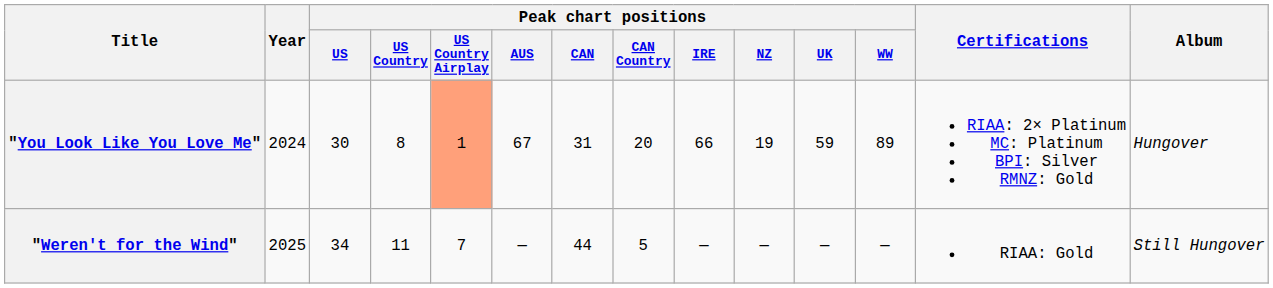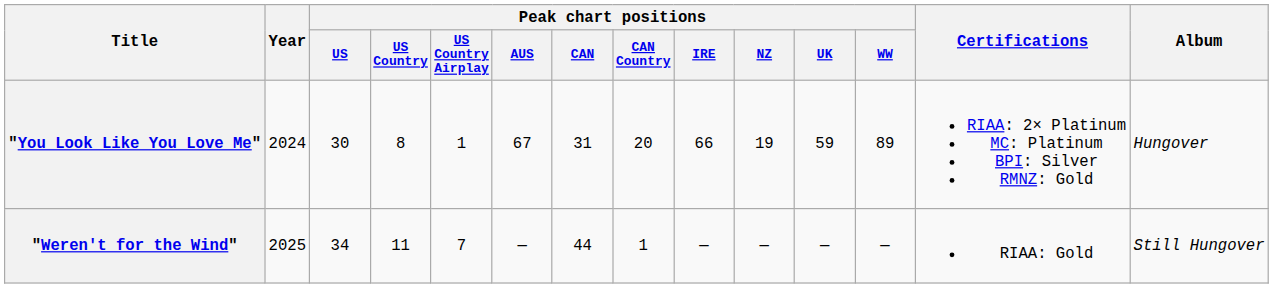(462, 144) lightsalmon background -> (462, 144) no background
(643, 246) 5 -> (643, 246) 1
